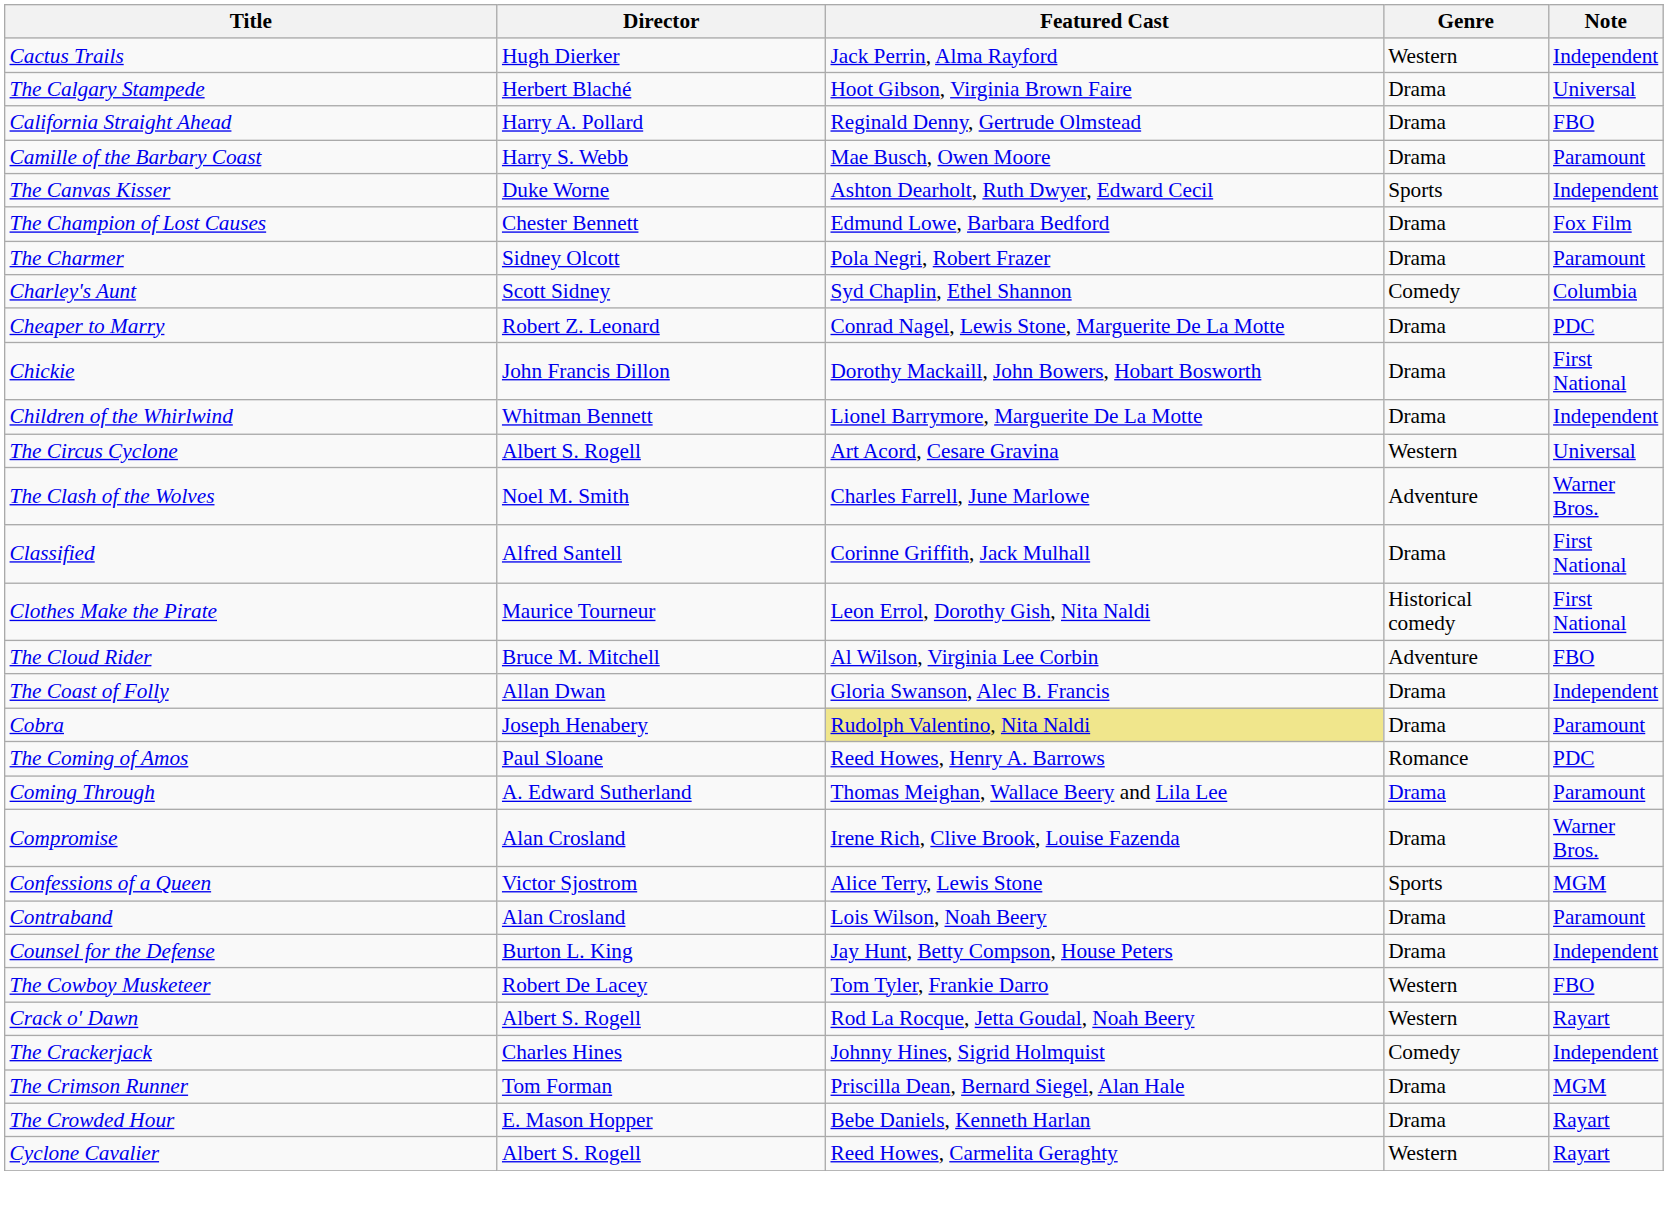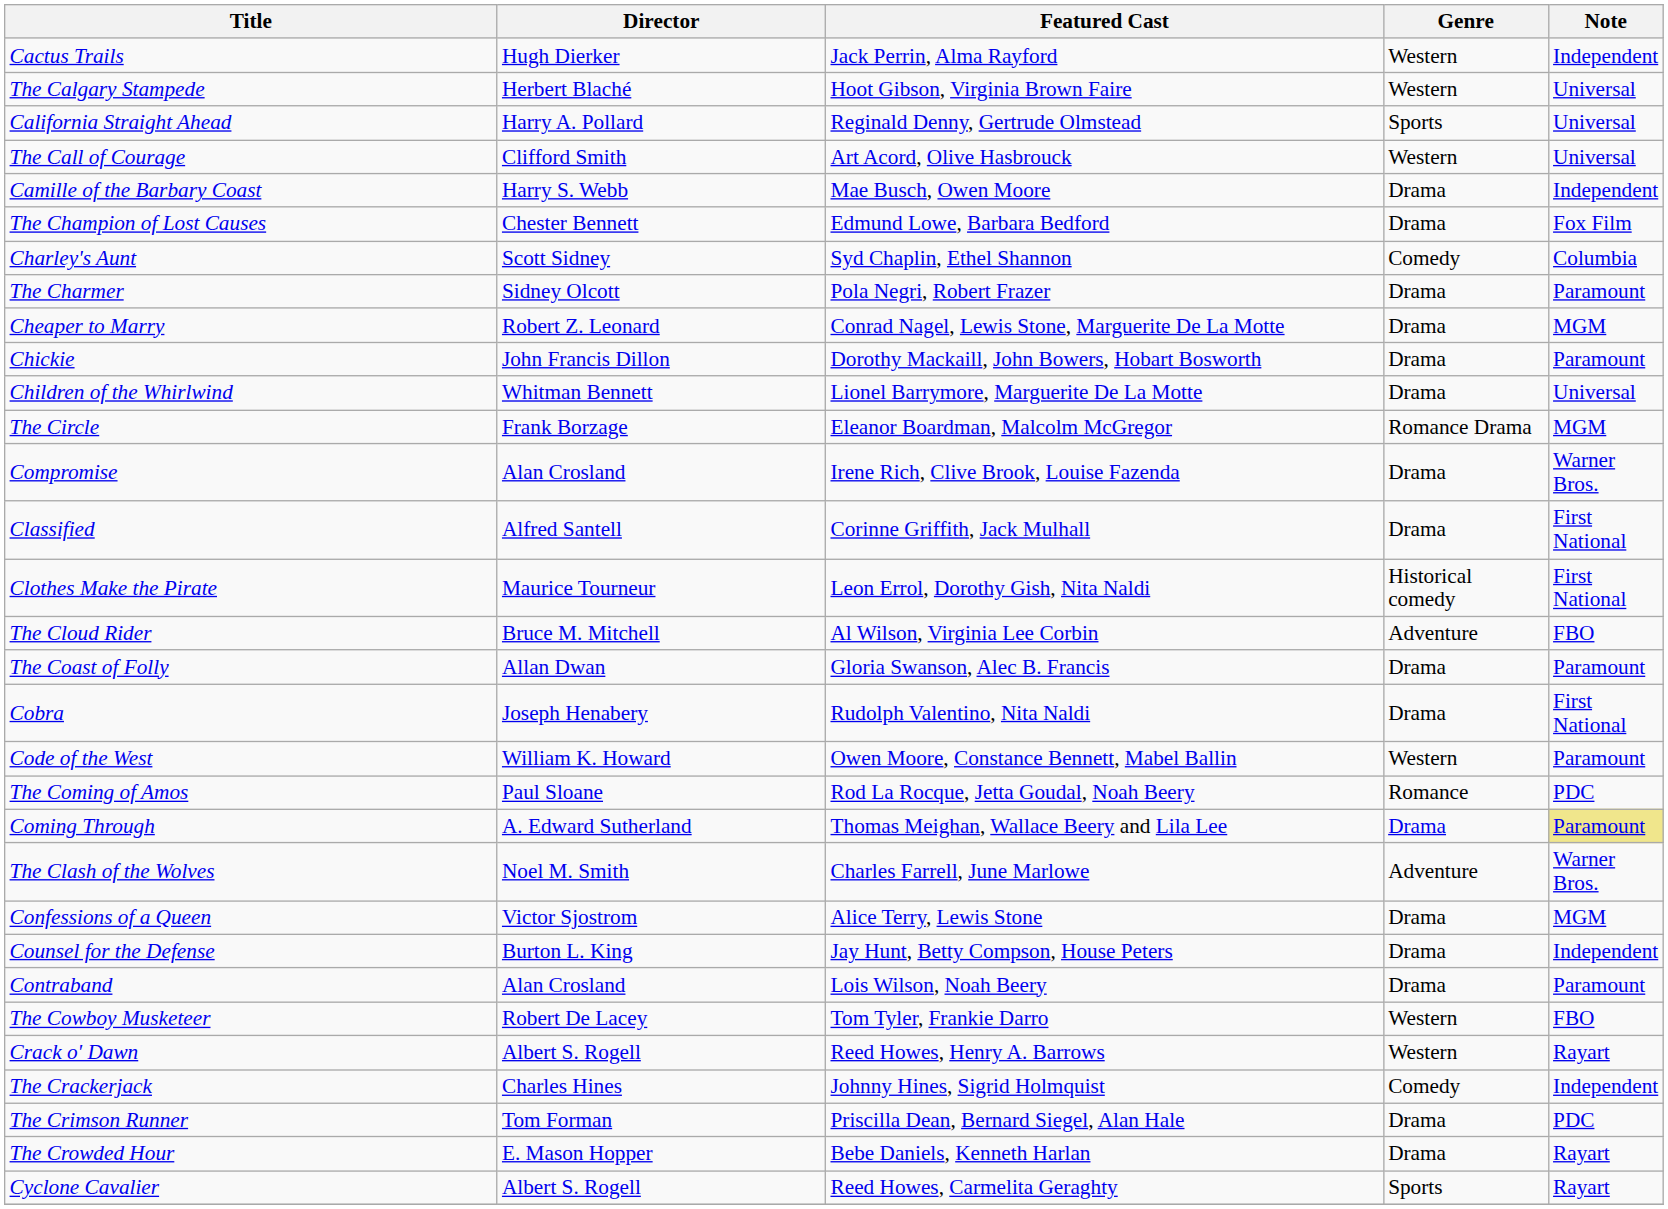(1417, 88) Drama -> (1423, 88) Western
(1417, 122) Drama -> (1415, 122) Sports
(1574, 122) FBO -> (1594, 122) Universal
+ row: (97, 156)
(1599, 156) Paramount -> (1606, 190) Independent
- row: (90, 190)
rows swapped: (73, 291) <-> (67, 257)
(1574, 325) PDC -> (1580, 325) MGM
(1590, 370) First National -> (1599, 358) Paramount
(1606, 416) Independent -> (1594, 392) Universal
+ row: (54, 426)
- row: (94, 450)
rows swapped: (112, 496) <-> (64, 837)
(1606, 690) Independent -> (1599, 666) Paramount
(960, 724) khaki background -> (960, 712) no background
(1599, 724) Paramount -> (1590, 712) First National
+ row: (81, 758)
(968, 758) Reed Howes, Henry A. Barrows -> (1013, 792) Rod La Rocque, Jetta Goudal, Noah Beery
(1599, 792) no background -> (1599, 825) khaki background
(1415, 883) Sports -> (1417, 917) Drama
rows swapped: (61, 917) <-> (112, 951)
(1013, 1018) Rod La Rocque, Jetta Goudal, Noah Beery -> (968, 1052) Reed Howes, Henry A. Barrows
(1580, 1086) MGM -> (1574, 1119) PDC
(1423, 1153) Western -> (1415, 1187) Sports
